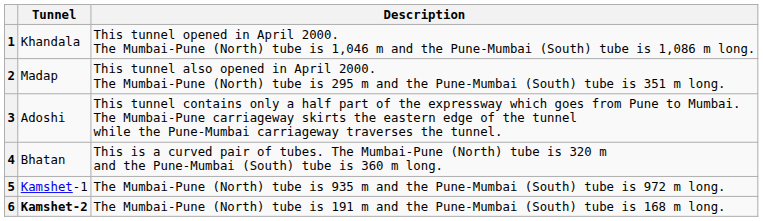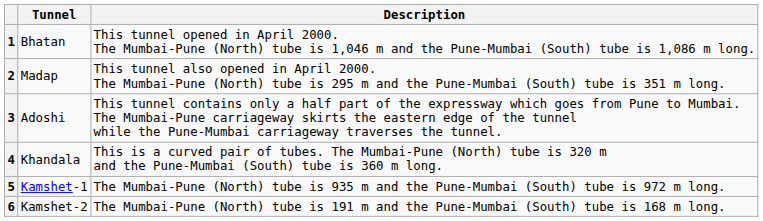(50, 42) Khandala -> (43, 42) Bhatan
(43, 159) Bhatan -> (50, 159) Khandala
(54, 207) bold -> (54, 207) normal
